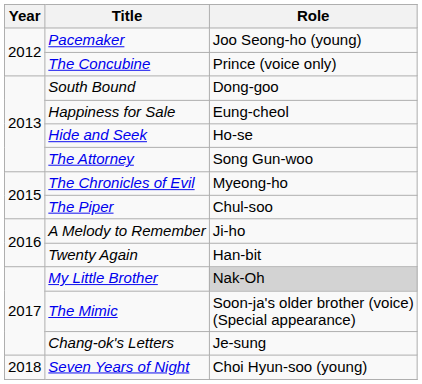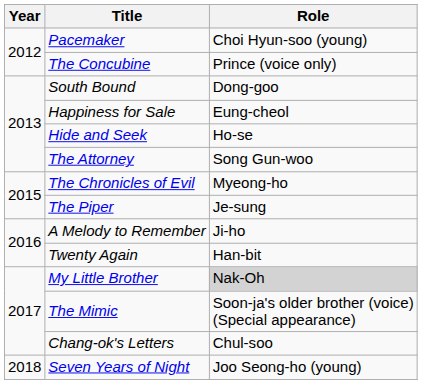(287, 40) Joo Seong-ho (young) -> (290, 40) Choi Hyun-soo (young)
(243, 207) Chul-soo -> (239, 207) Je-sung
(239, 343) Je-sung -> (243, 343) Chul-soo
(290, 367) Choi Hyun-soo (young) -> (287, 367) Joo Seong-ho (young)
